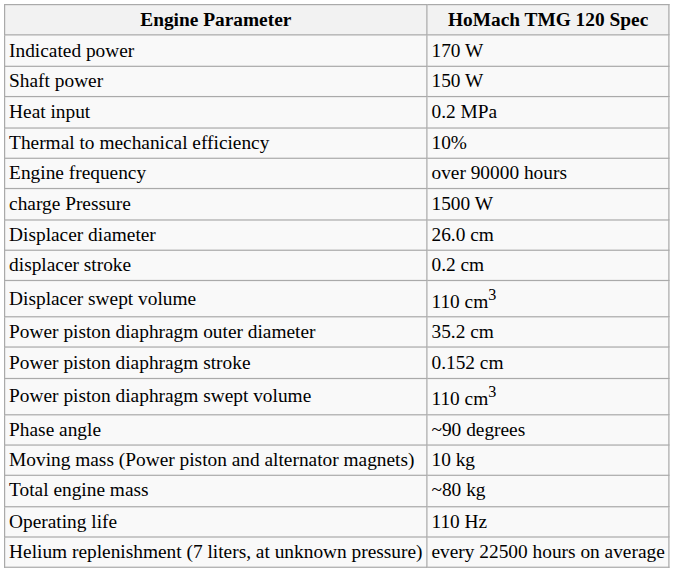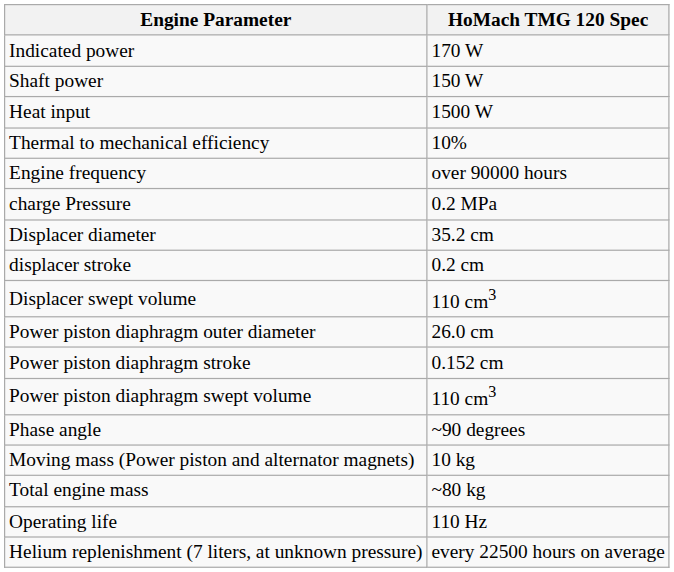(464, 111) 0.2 MPa -> (462, 111) 1500 W
(462, 204) 1500 W -> (464, 204) 0.2 MPa
(463, 234) 26.0 cm -> (463, 234) 35.2 cm
(463, 332) 35.2 cm -> (463, 332) 26.0 cm
